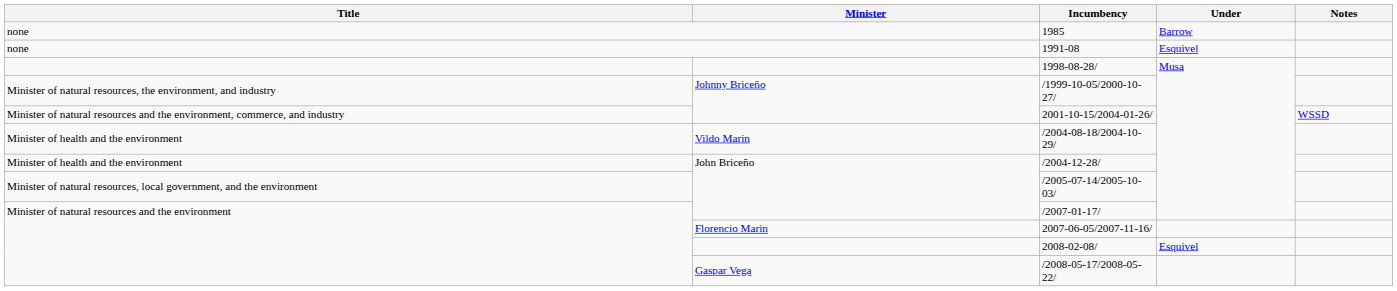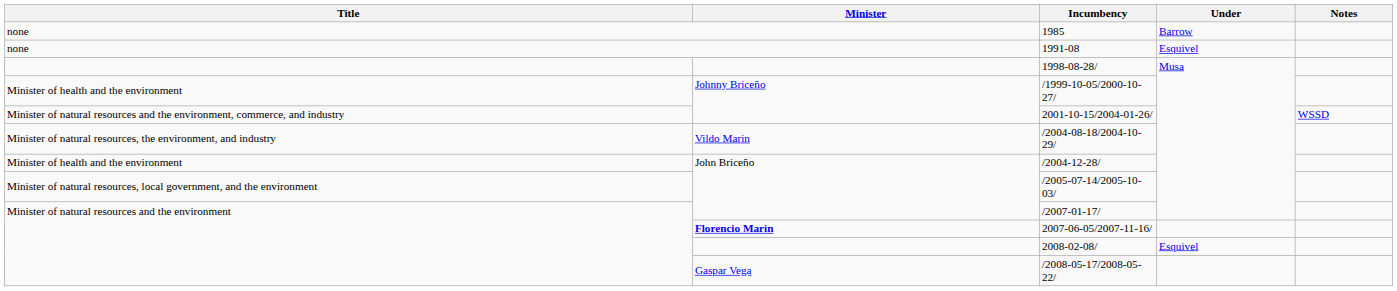(141, 90) Minister of natural resources, the environment, and industry -> (94, 90) Minister of health and the environment
(94, 138) Minister of health and the environment -> (141, 138) Minister of natural resources, the environment, and industry
(731, 228) normal -> (734, 228) bold
